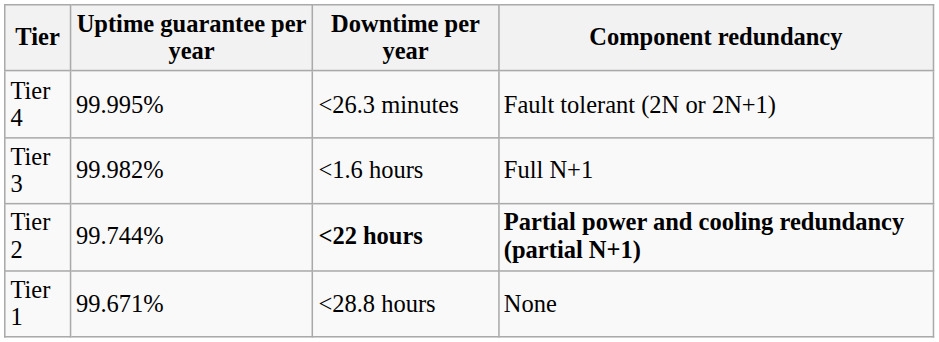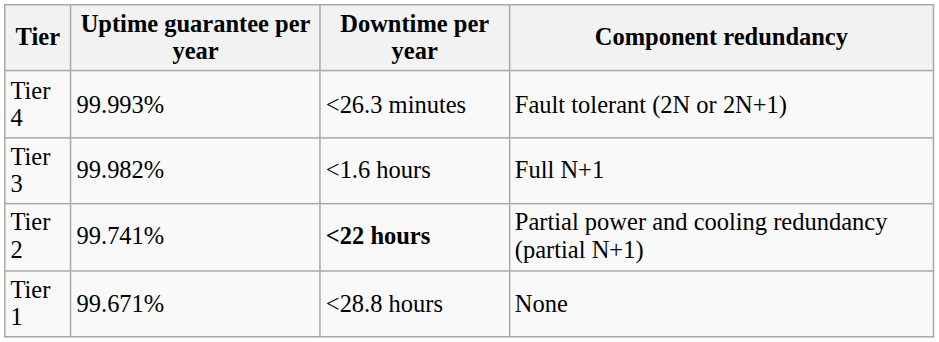(120, 104) 99.995% -> (120, 104) 99.993%
(120, 236) 99.744% -> (120, 236) 99.741%
(704, 236) bold -> (701, 236) normal
